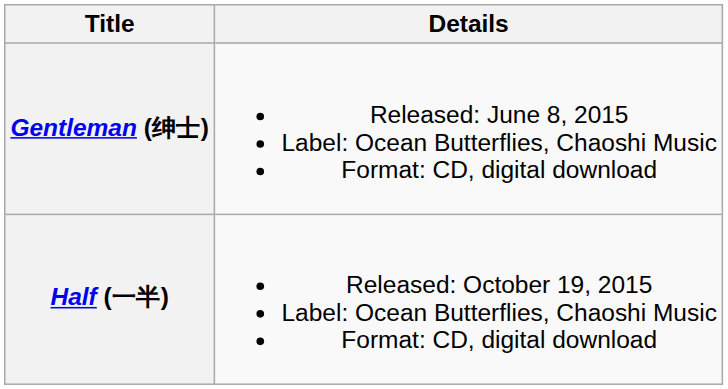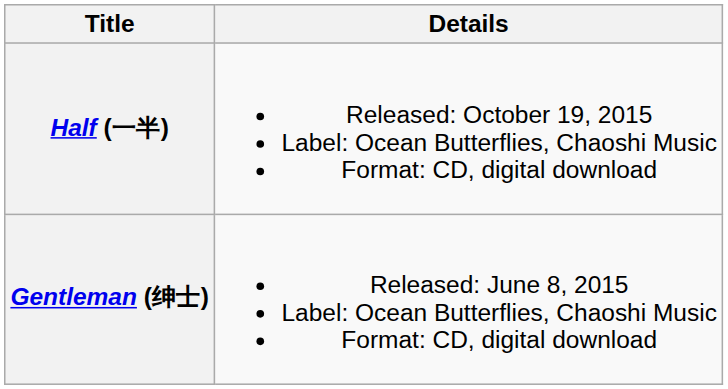rows swapped: (110, 127) <-> (110, 298)
